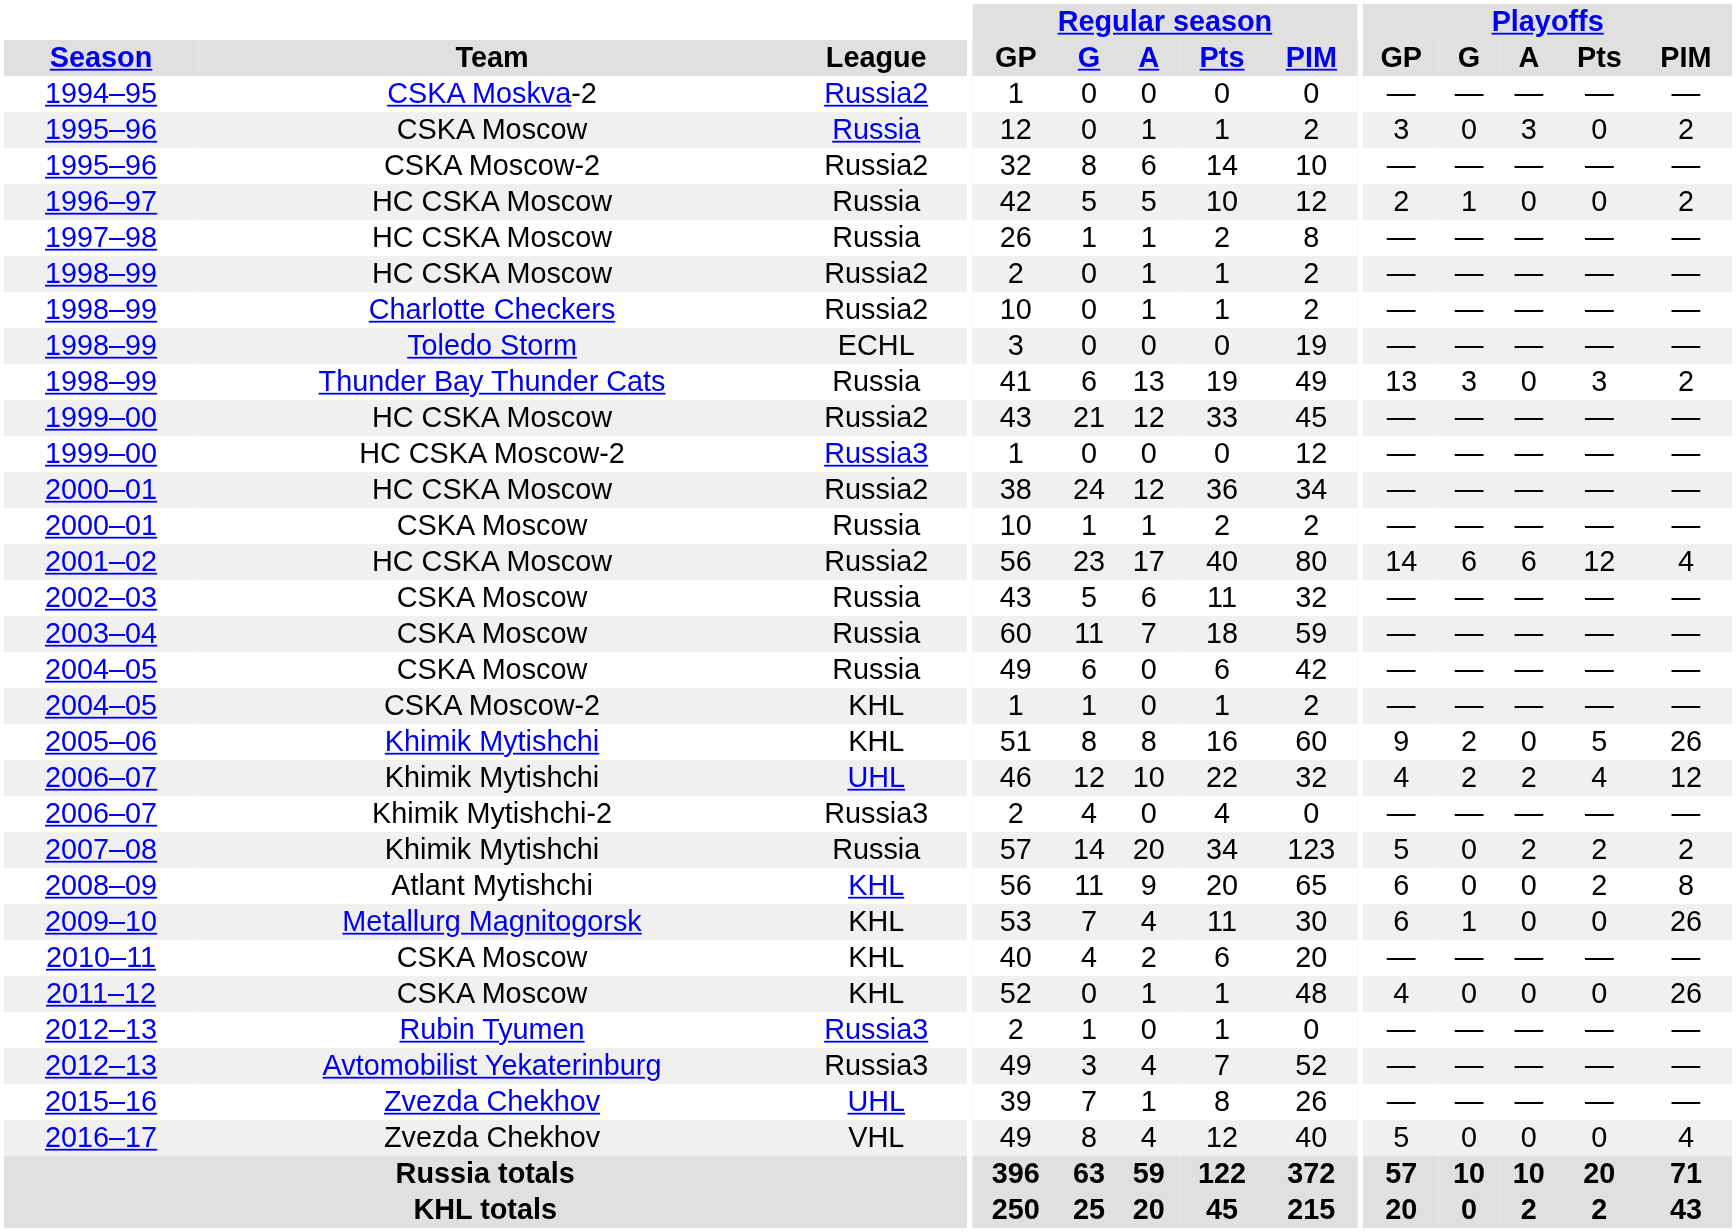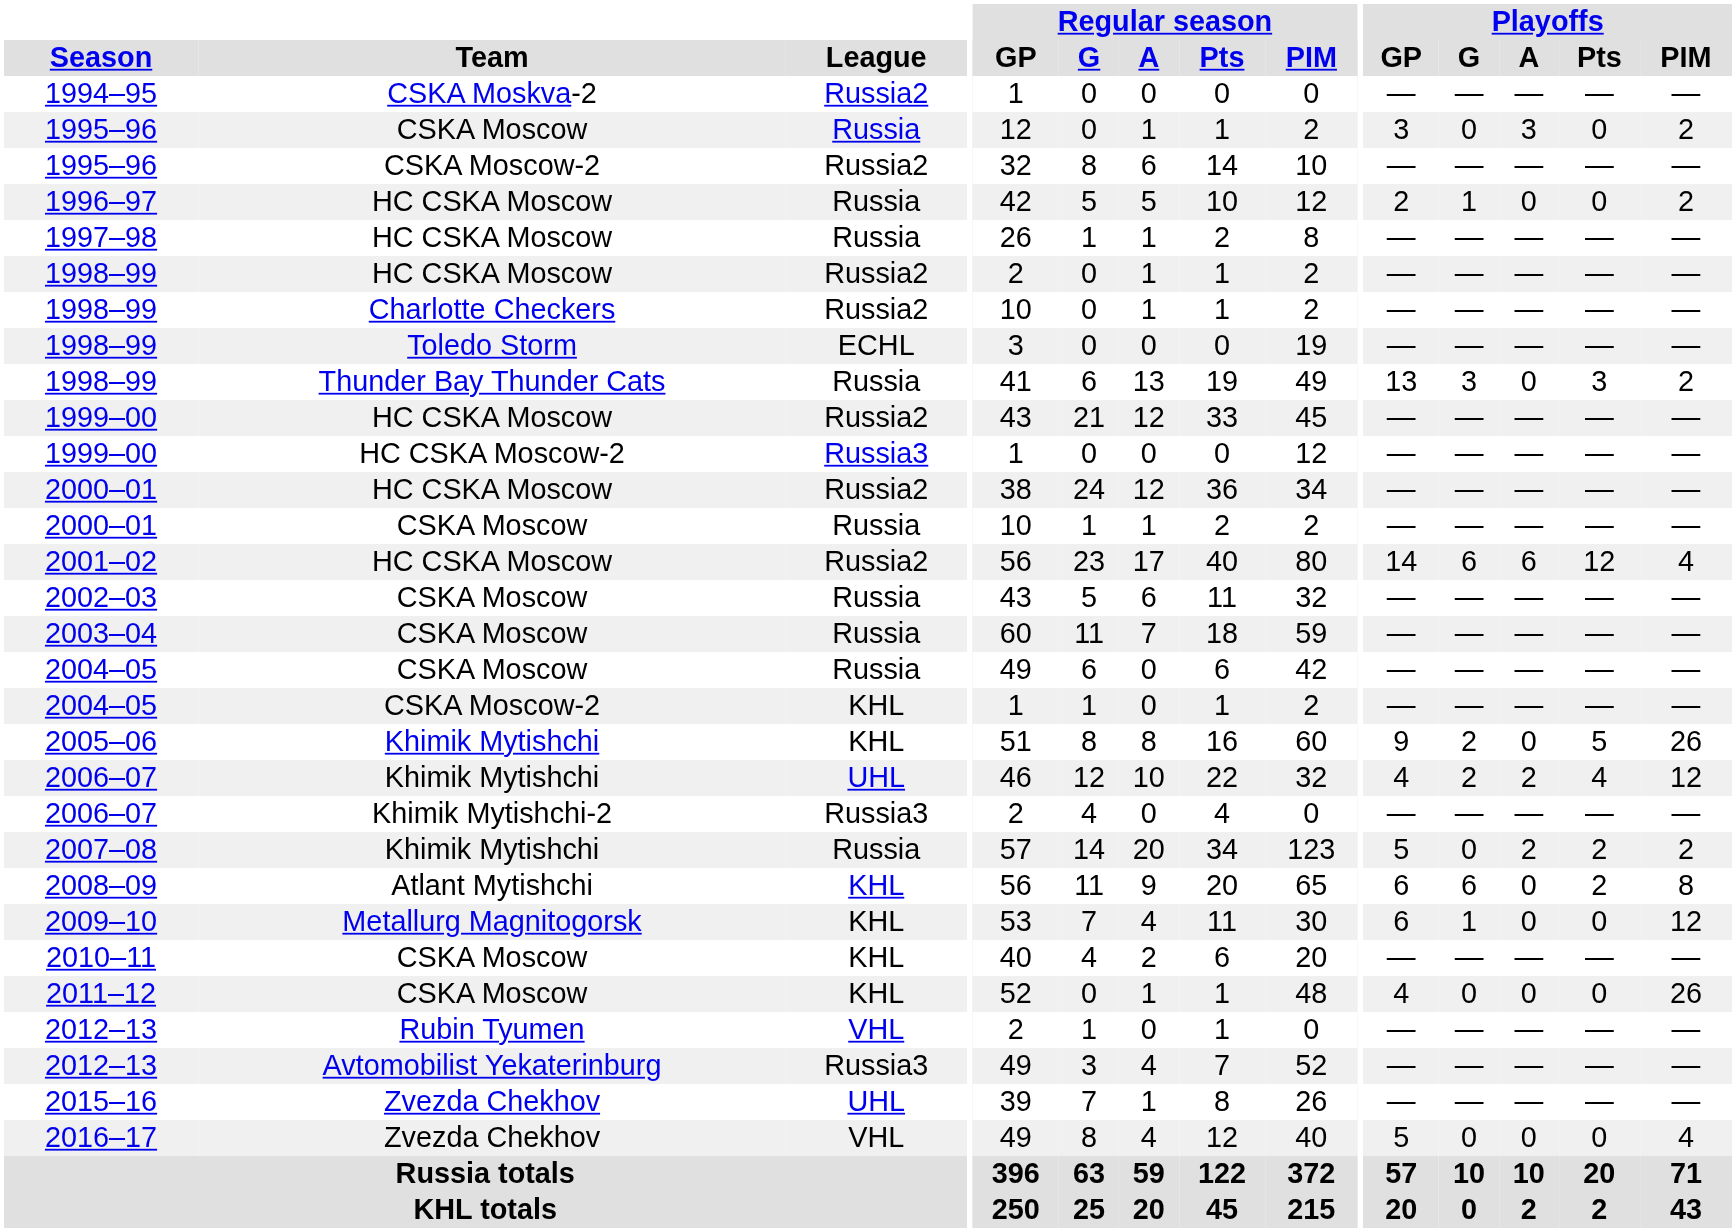(1469, 885) 0 -> (1469, 885) 6
(1686, 921) 26 -> (1686, 921) 12
(876, 1029) Russia3 -> (876, 1029) VHL
